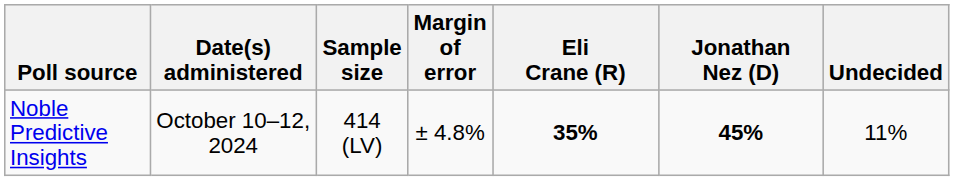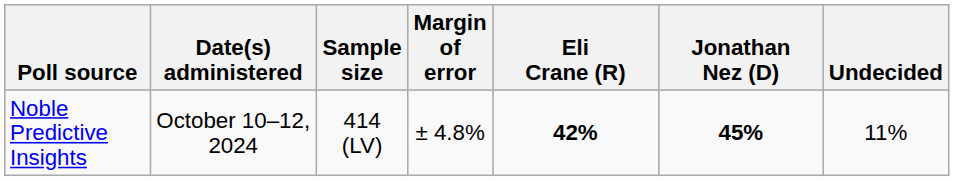(575, 132) 35% -> (575, 132) 42%
